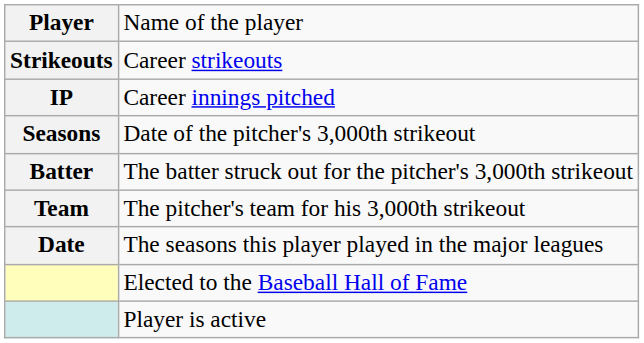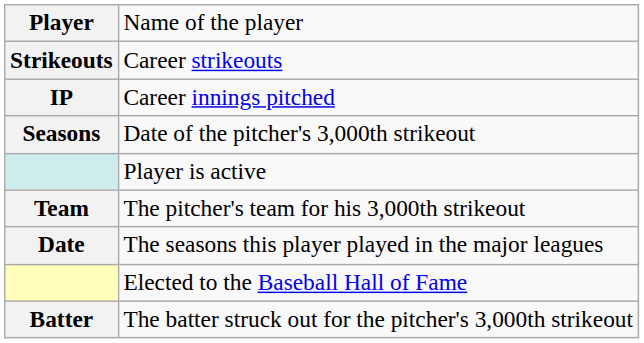rows swapped: (378, 171) <-> (195, 319)
